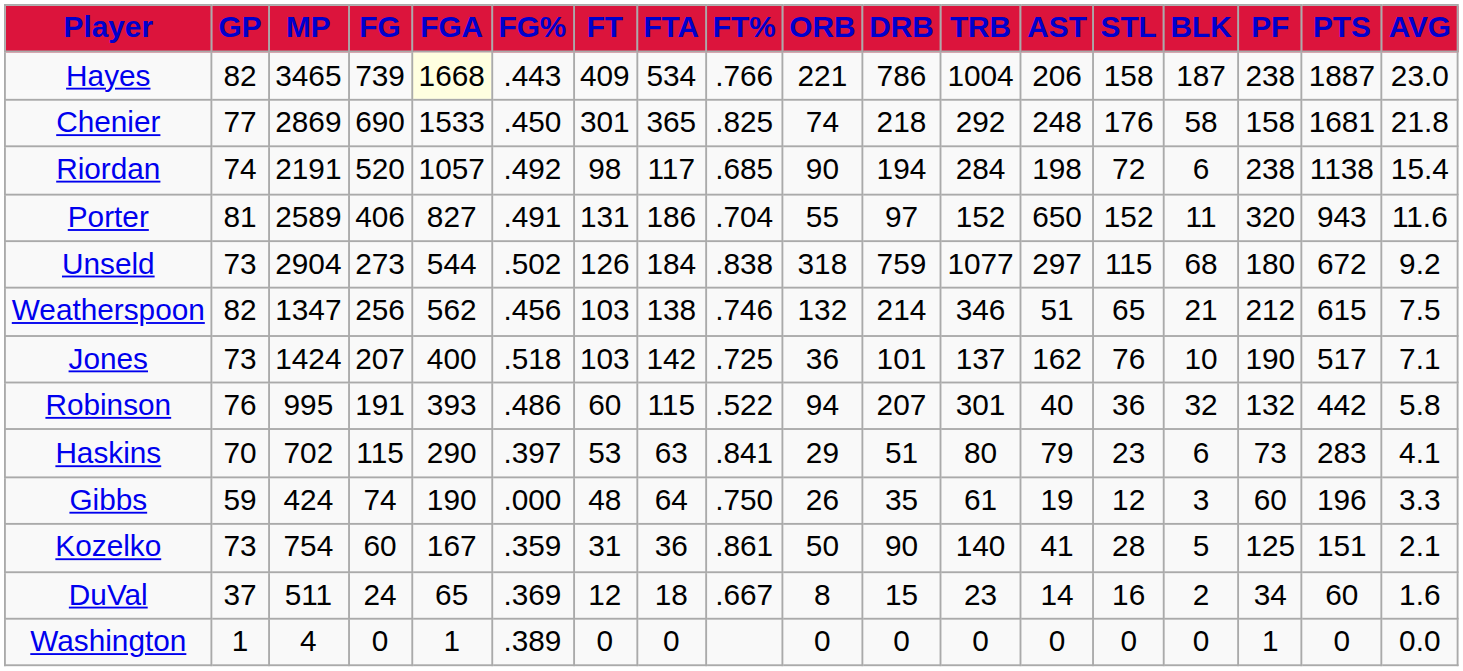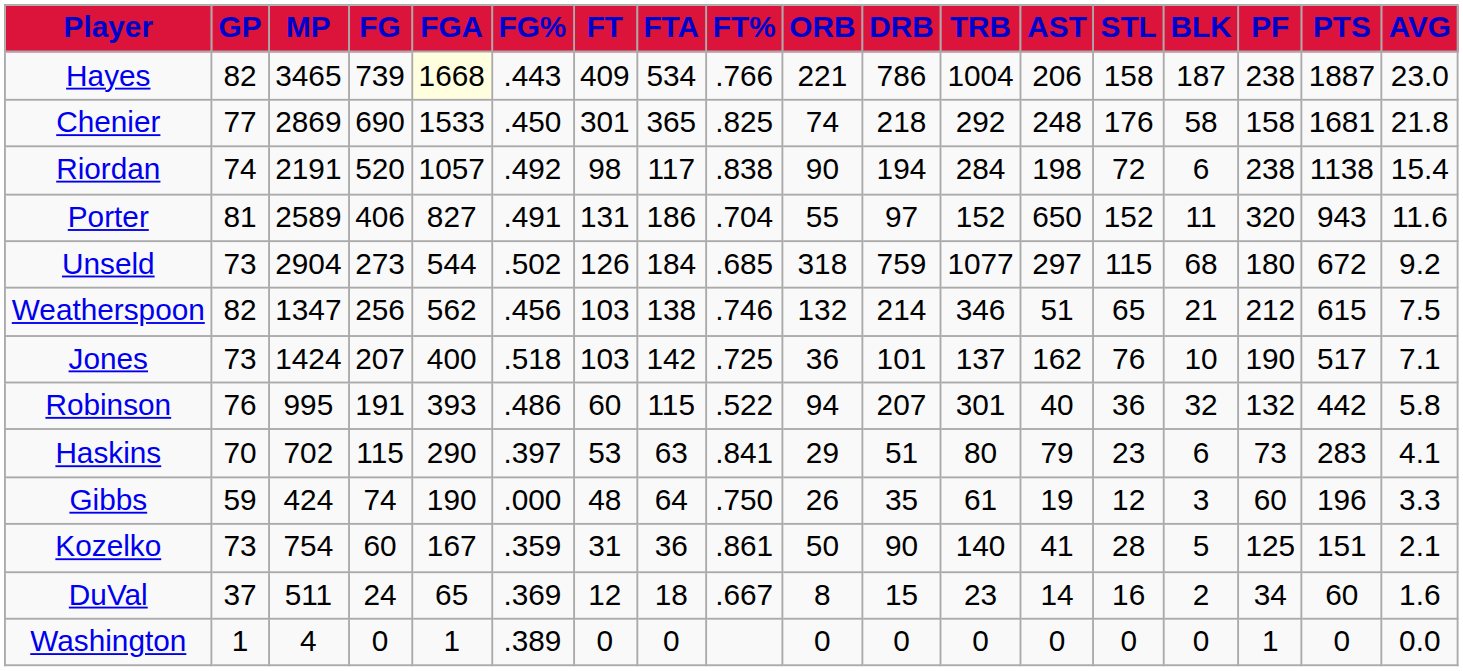(744, 169) .685 -> (744, 169) .838
(744, 264) .838 -> (744, 264) .685
